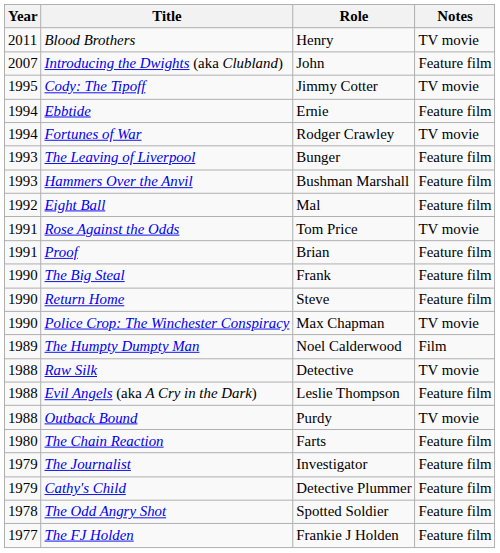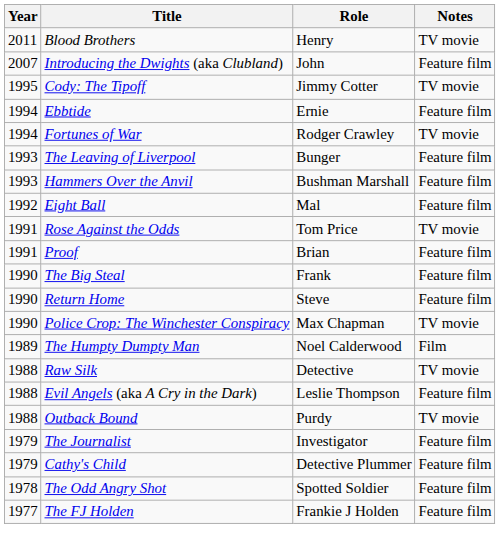- row: (104, 441)
